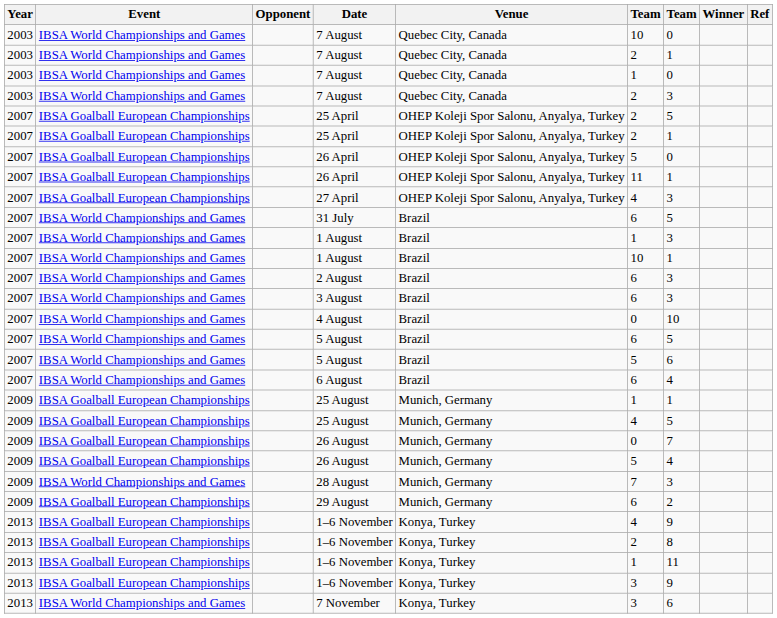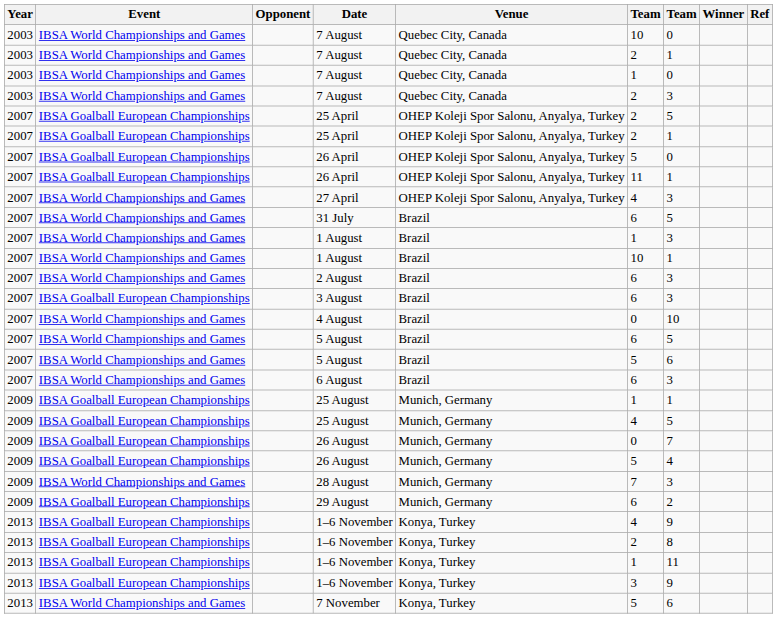(144, 197) IBSA Goalball European Championships -> (142, 197) IBSA World Championships and Games
(142, 298) IBSA World Championships and Games -> (144, 298) IBSA Goalball European Championships
(670, 380) 4 -> (670, 380) 3
(634, 603) 3 -> (634, 603) 5
